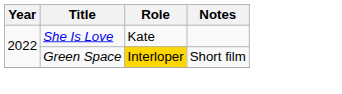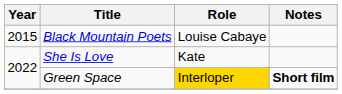+ row: (107, 36)
(218, 57) normal -> (303, 78) bold
